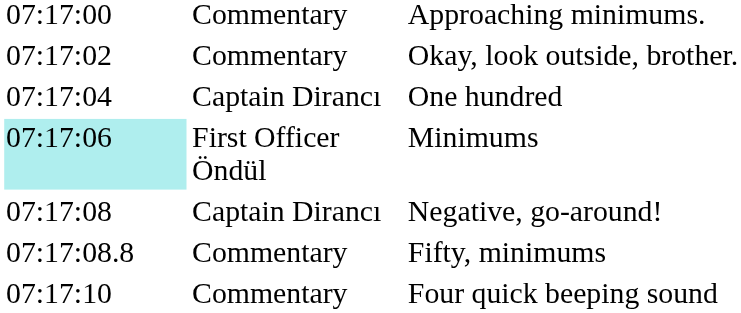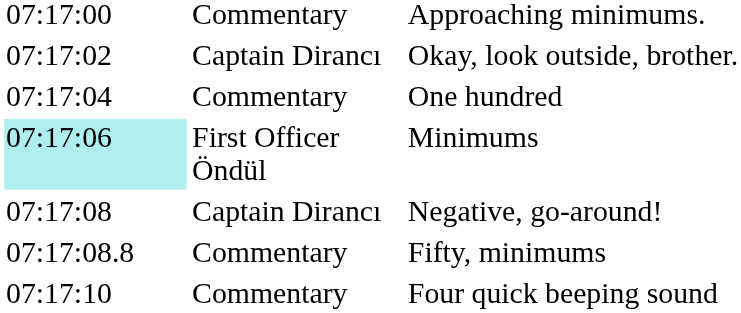(270, 55) Commentary -> (287, 55) Captain Dirancı
(287, 96) Captain Dirancı -> (270, 96) Commentary
